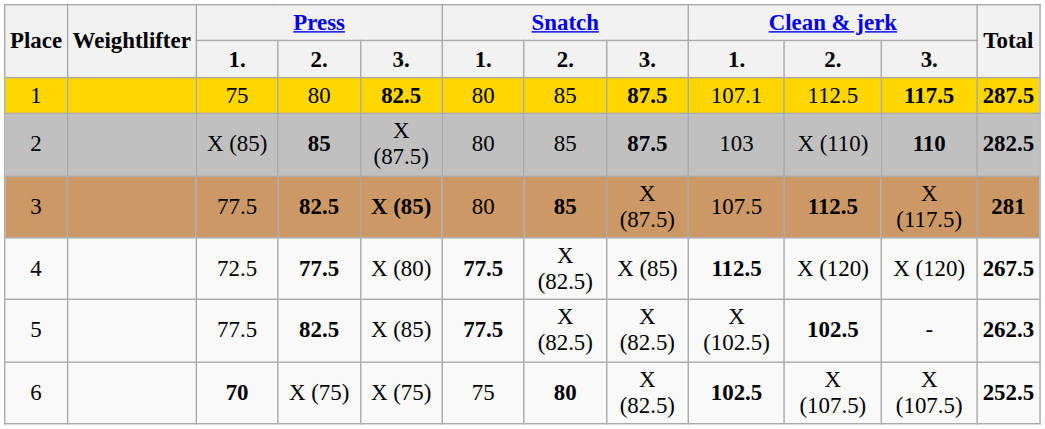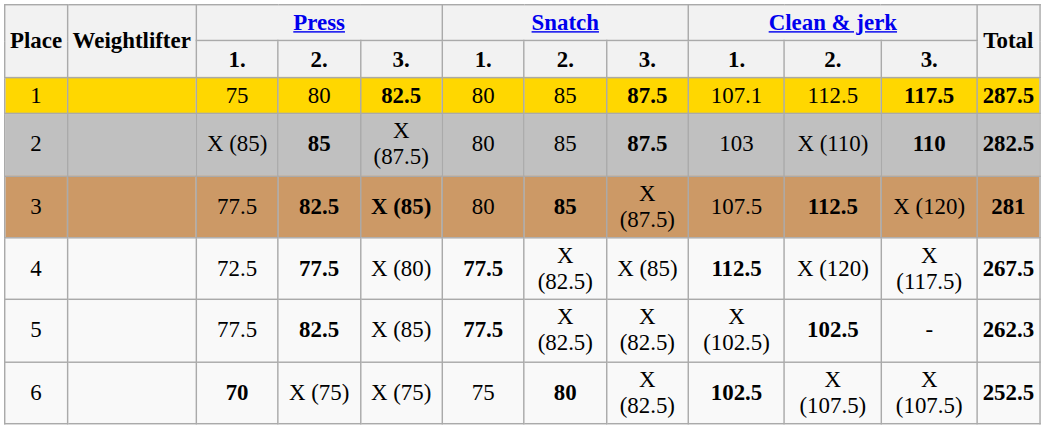(929, 206) X (117.5) -> (929, 206) X (120)
(929, 268) X (120) -> (929, 268) X (117.5)
